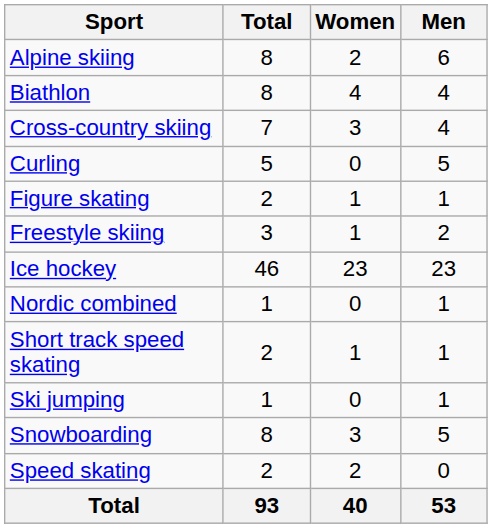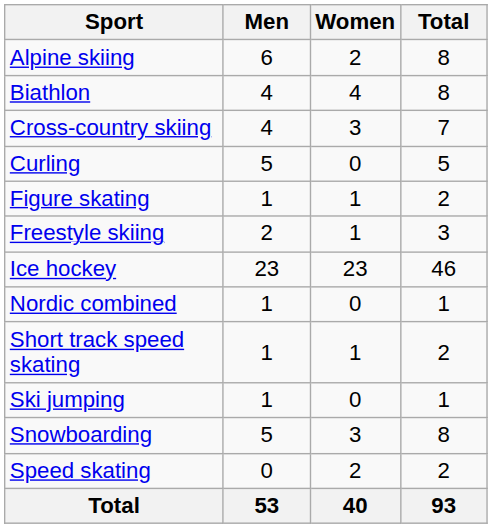columns swapped: (444, 22) <-> (267, 22)
